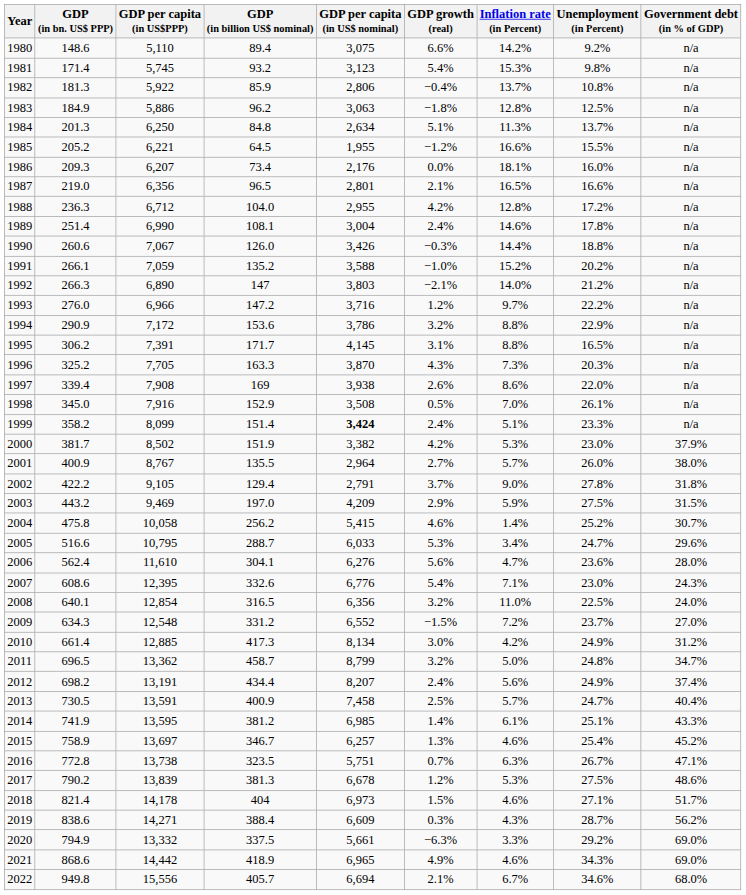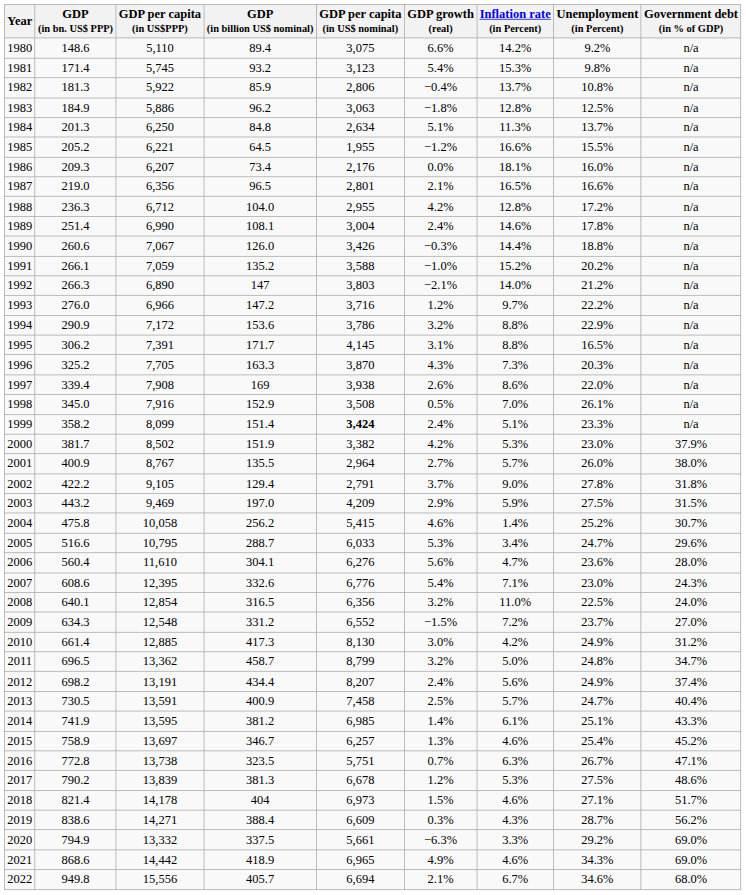(76, 562) 562.4 -> (76, 562) 560.4
(360, 642) 8,134 -> (360, 642) 8,130
